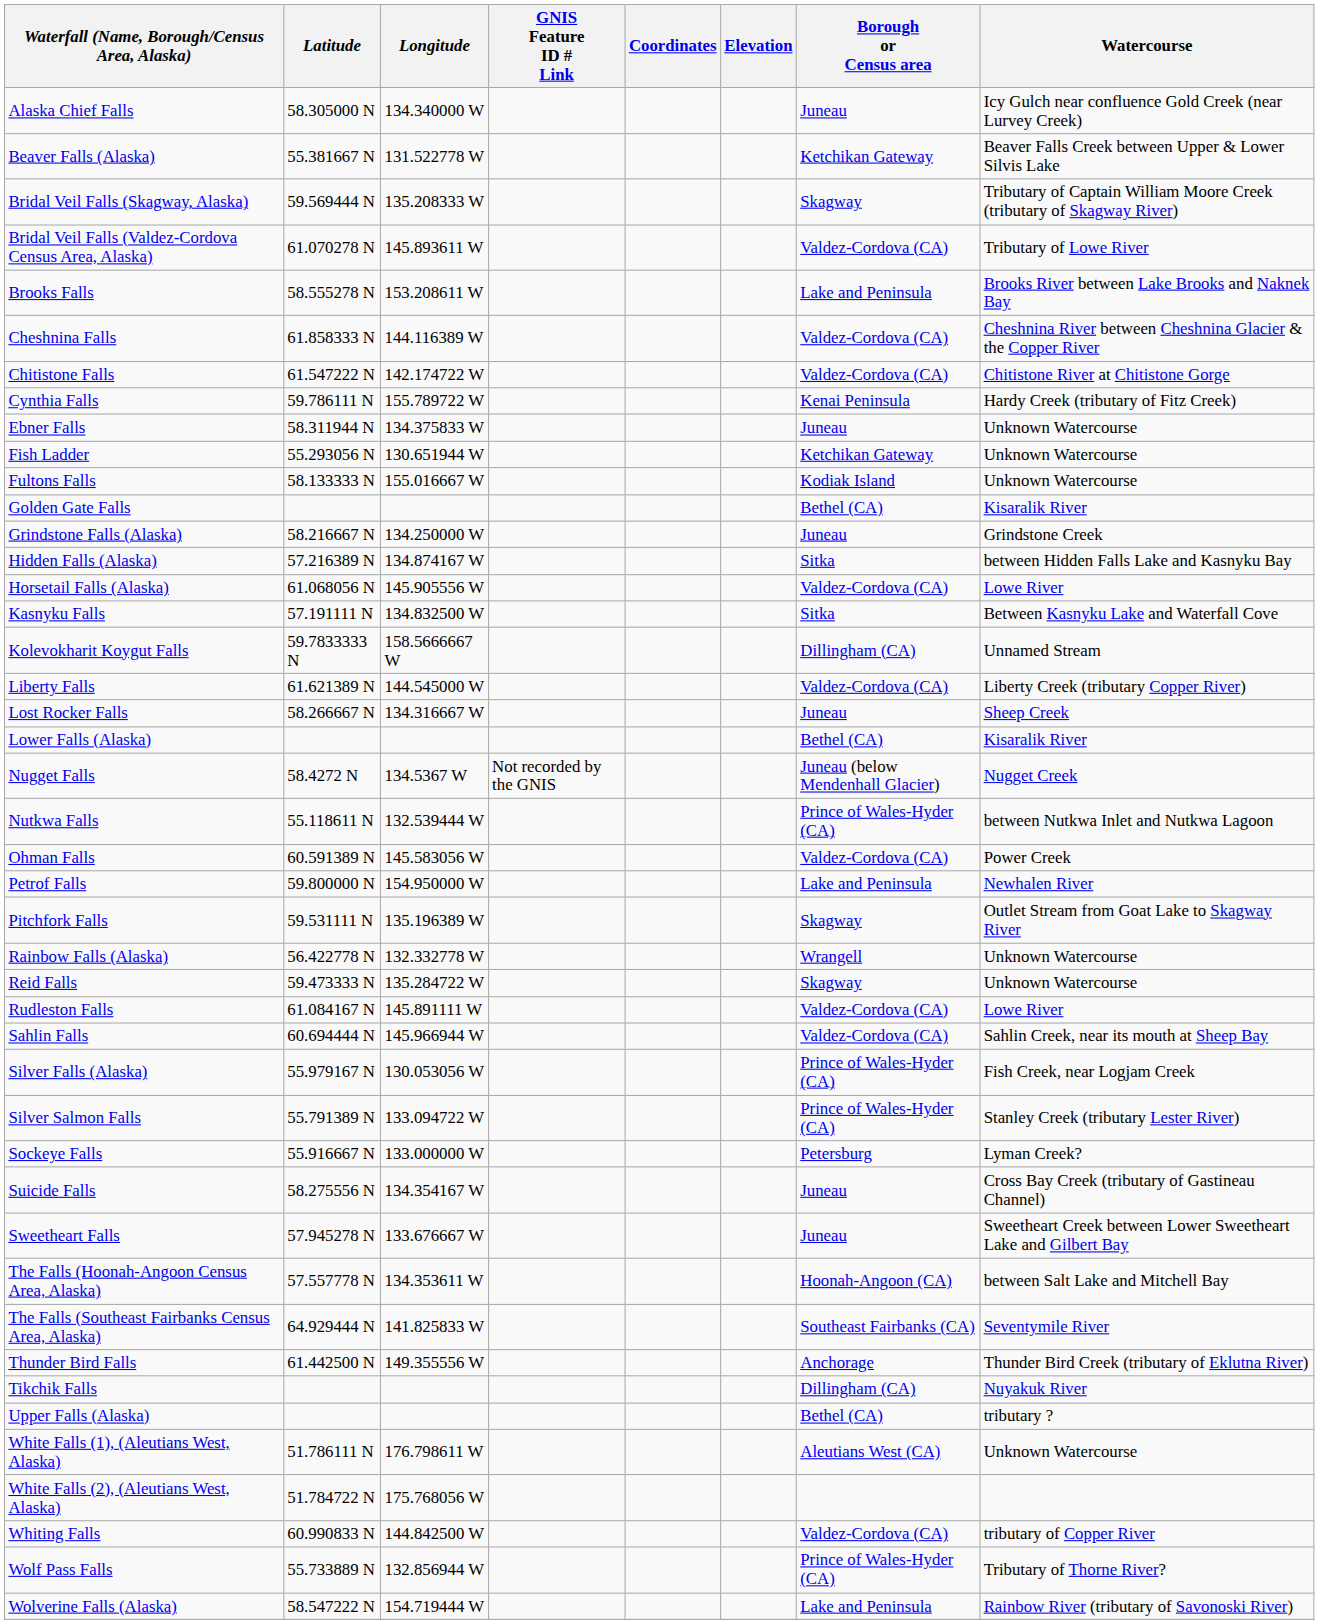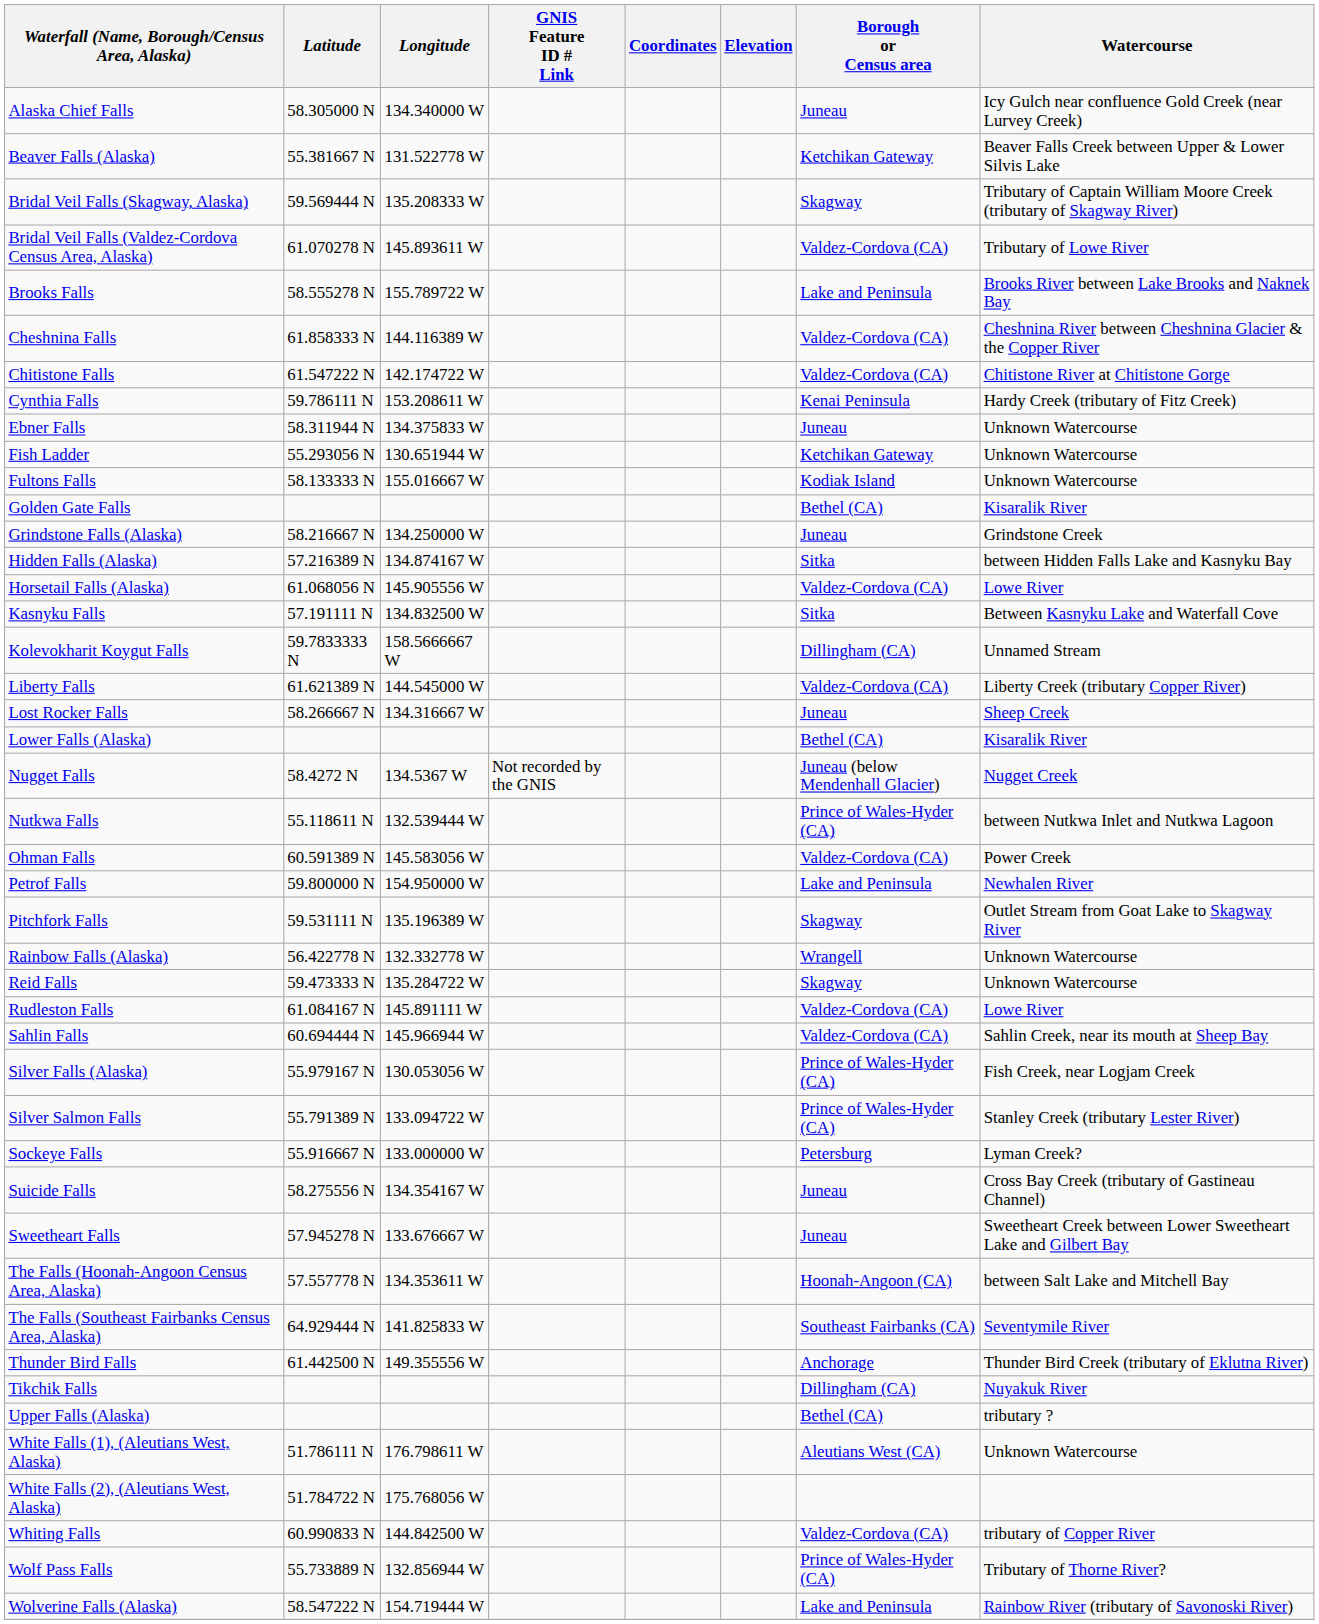(434, 292) 153.208611 W -> (434, 292) 155.789722 W
(434, 401) 155.789722 W -> (434, 401) 153.208611 W
